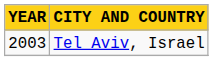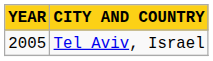(27, 43) 2003 -> (27, 43) 2005
